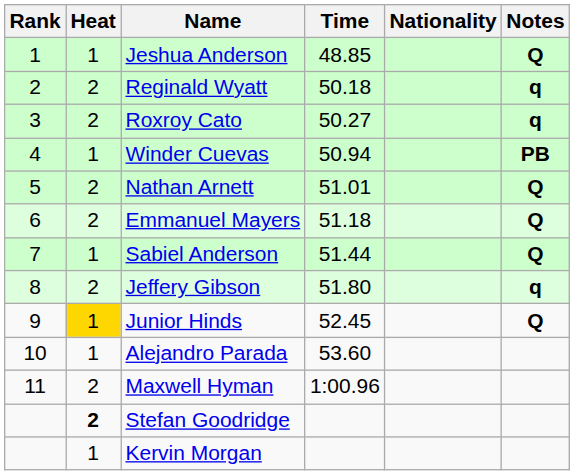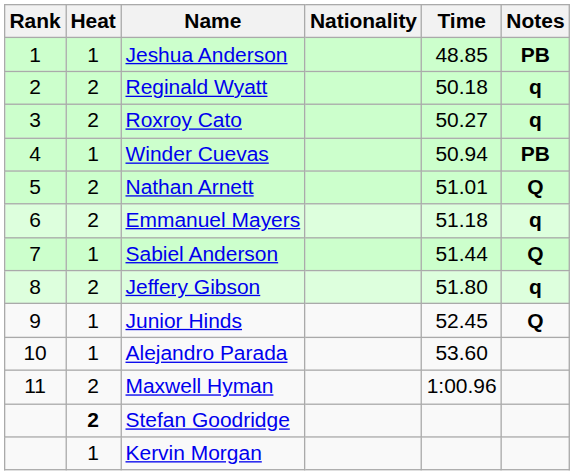columns swapped: (443, 21) <-> (345, 21)
(535, 54) Q -> (535, 54) PB
(535, 220) Q -> (535, 220) q
(93, 320) gold background -> (93, 320) no background
